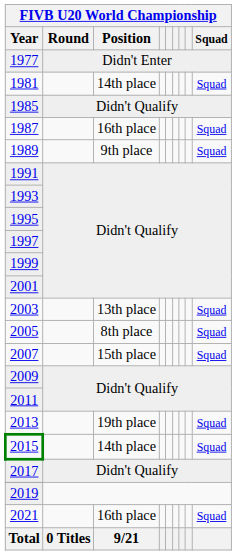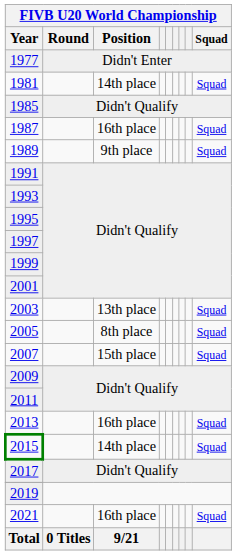(127, 422) 19th place -> (127, 422) 16th place
